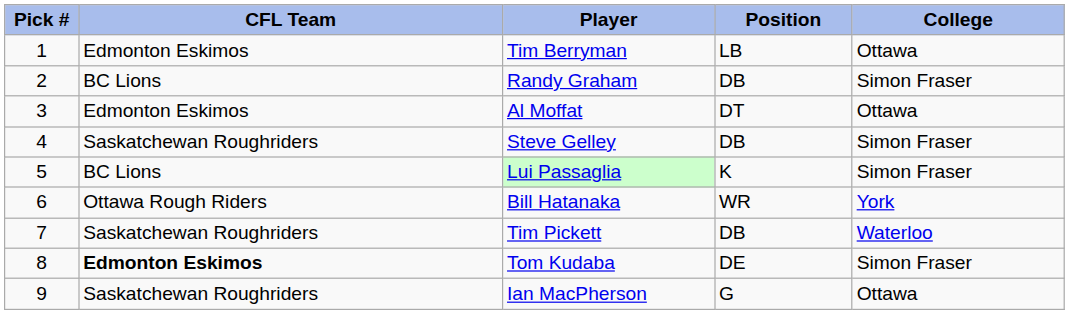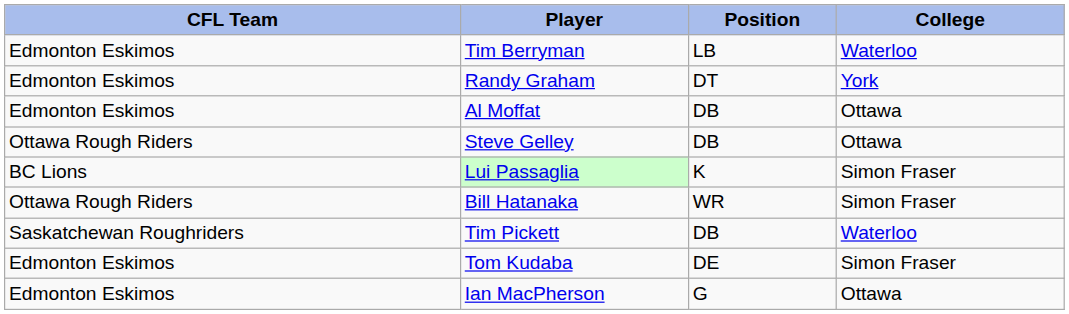- column: (42, 19)
(887, 50) Ottawa -> (879, 50) Waterloo
(122, 80) BC Lions -> (92, 80) Edmonton Eskimos
(732, 80) DB -> (705, 80) DT
(914, 80) Simon Fraser -> (860, 80) York
(732, 111) DT -> (706, 111) DB
(201, 141) Saskatchewan Roughriders -> (101, 141) Ottawa Rough Riders
(914, 141) Simon Fraser -> (871, 141) Ottawa
(876, 202) York -> (898, 202) Simon Fraser
(173, 263) bold -> (92, 263) normal
(201, 293) Saskatchewan Roughriders -> (92, 293) Edmonton Eskimos
